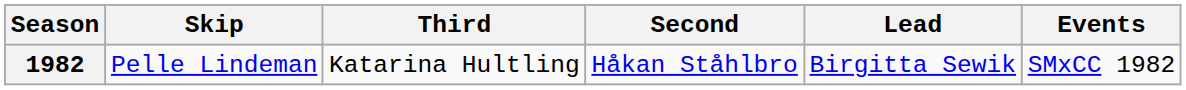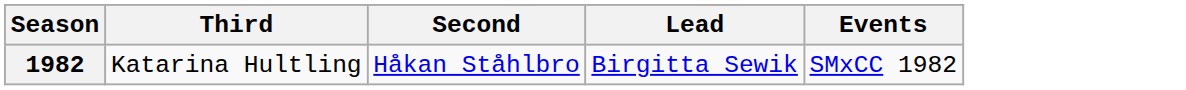- column: (214, 25)
